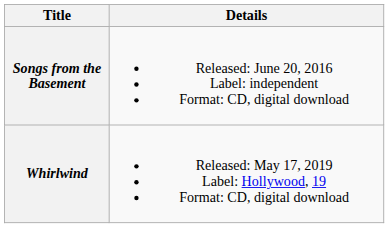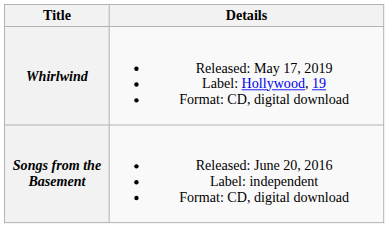rows swapped: (57, 75) <-> (57, 173)
